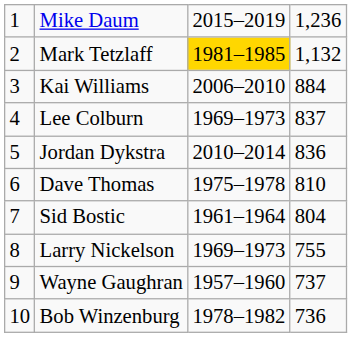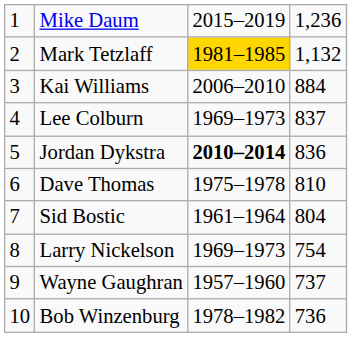(239, 151) normal -> (239, 151) bold
(310, 250) 755 -> (310, 250) 754
